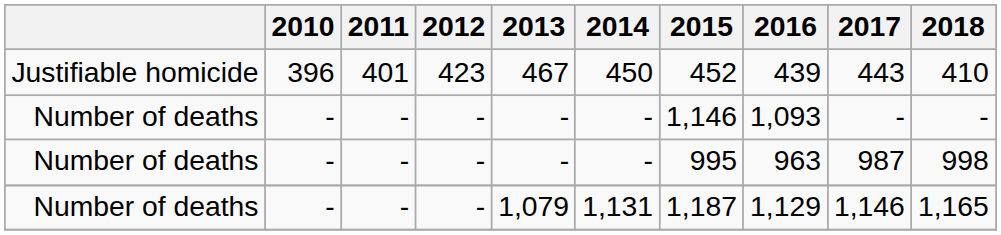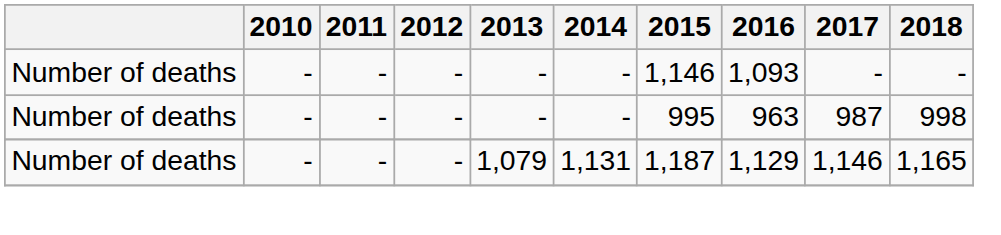- row: (135, 71)
